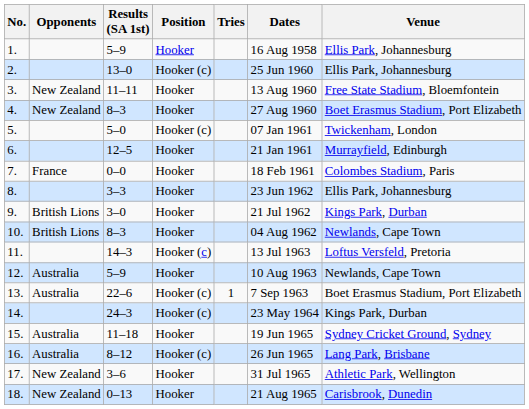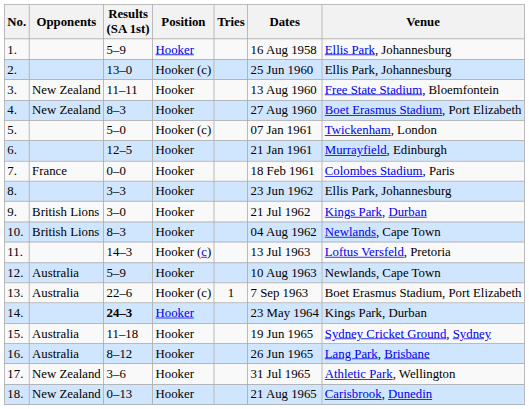(119, 313) normal -> (119, 313) bold
(183, 313) Hooker (c) -> (175, 313) Hooker
(183, 353) Hooker (c) -> (175, 353) Hooker
